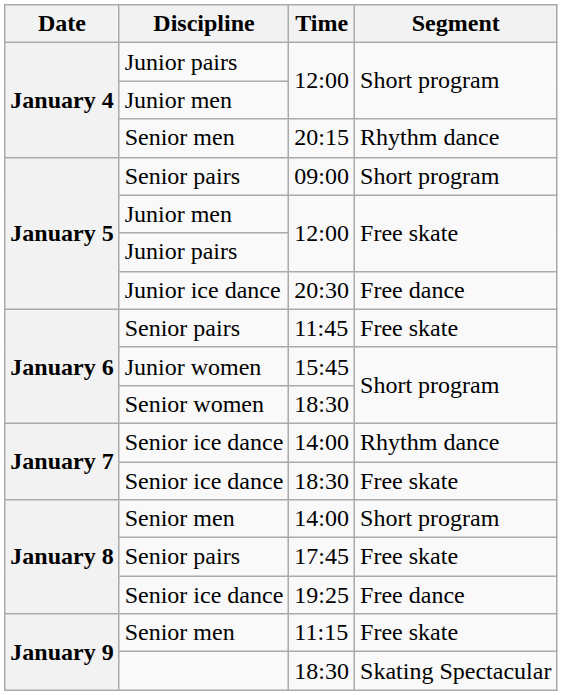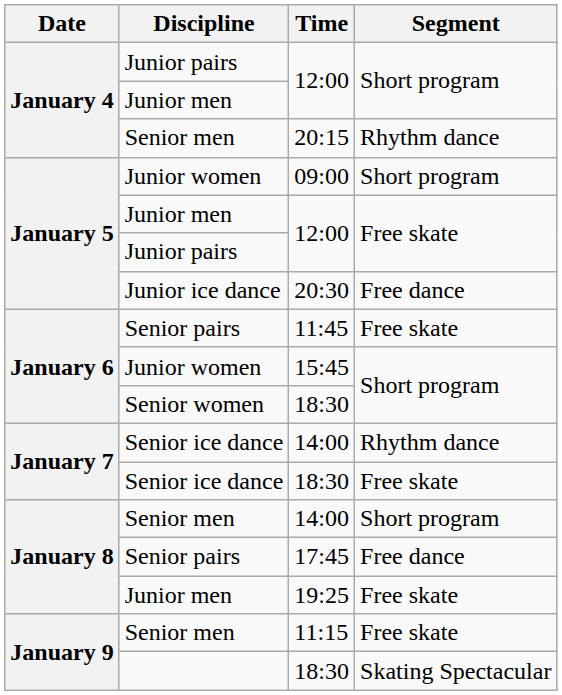(182, 175) Senior pairs -> (193, 175) Junior women
(409, 556) Free skate -> (412, 556) Free dance
(204, 594) Senior ice dance -> (178, 594) Junior men
(412, 594) Free dance -> (409, 594) Free skate
